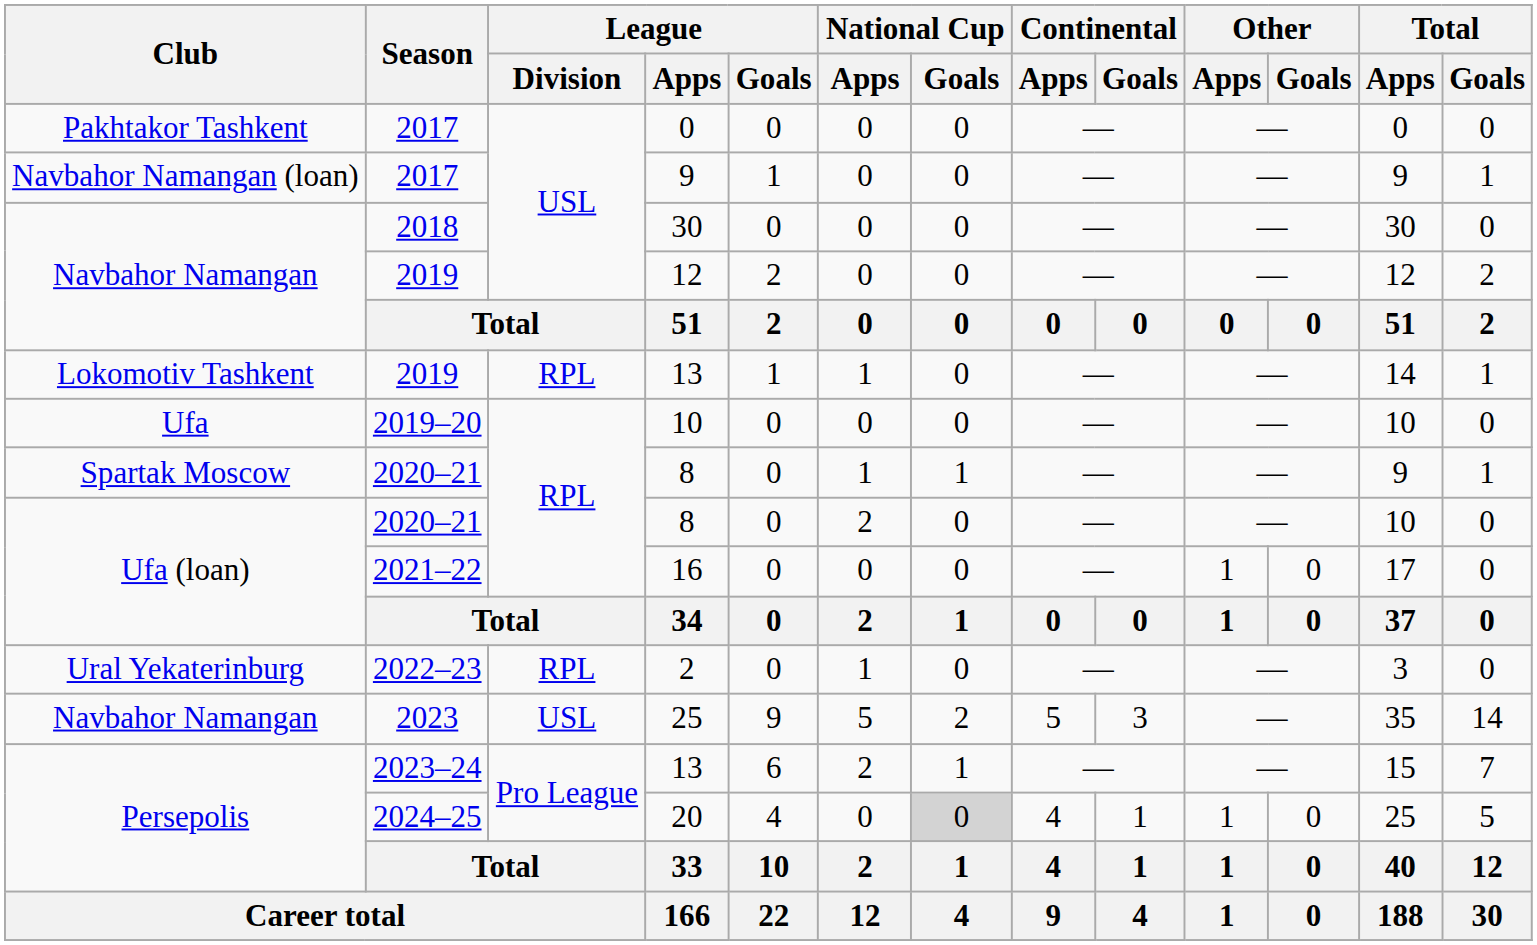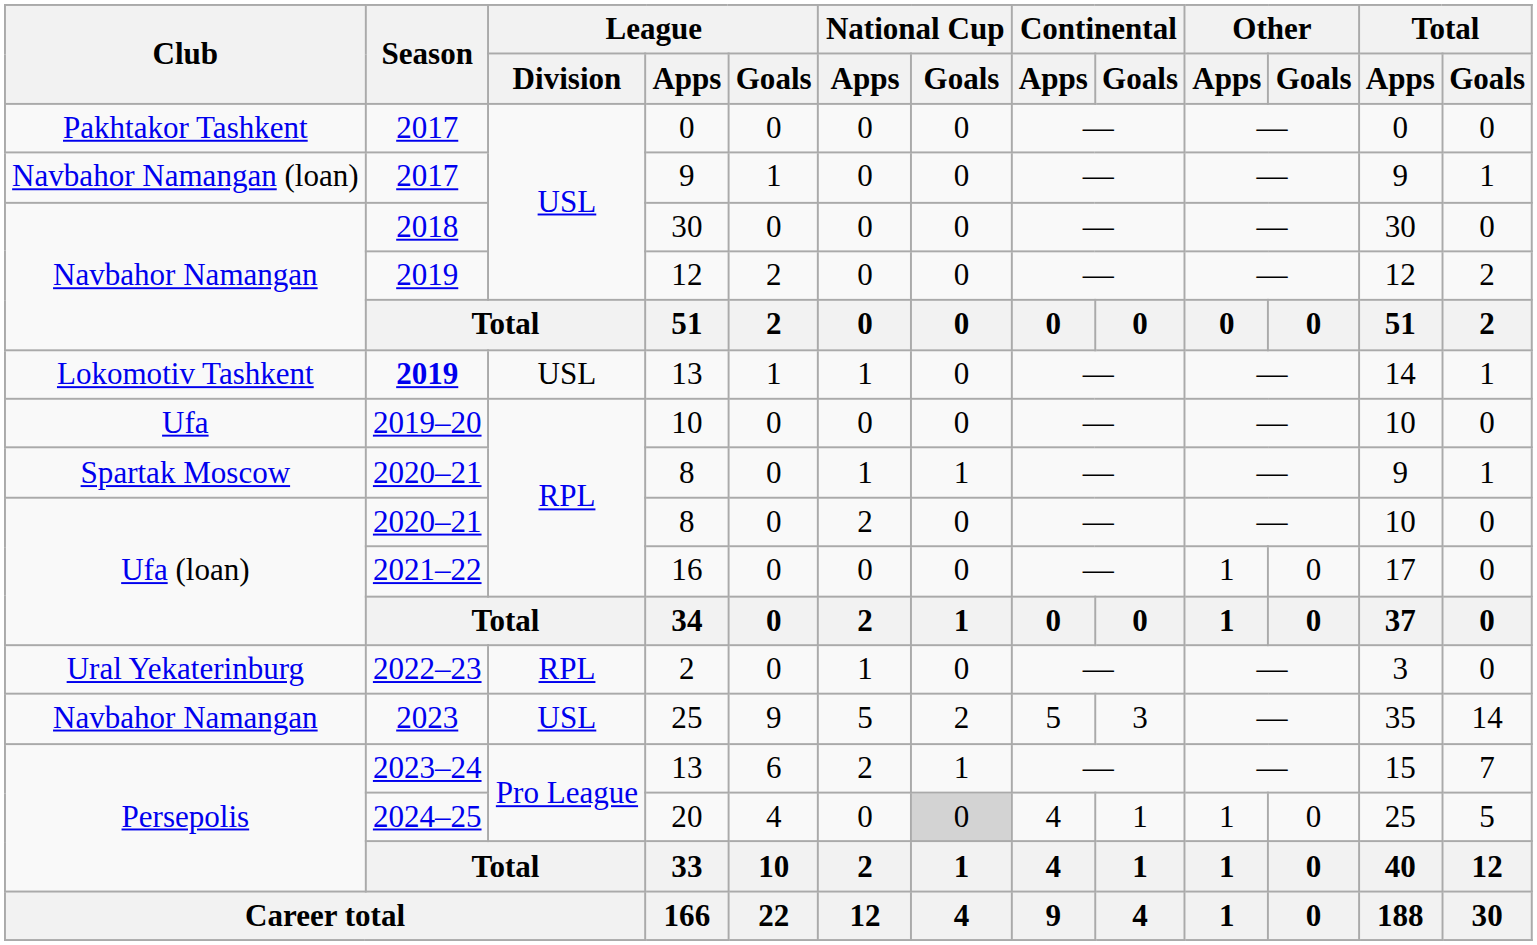(427, 373) normal -> (427, 373) bold
(567, 373) RPL -> (567, 373) USL
